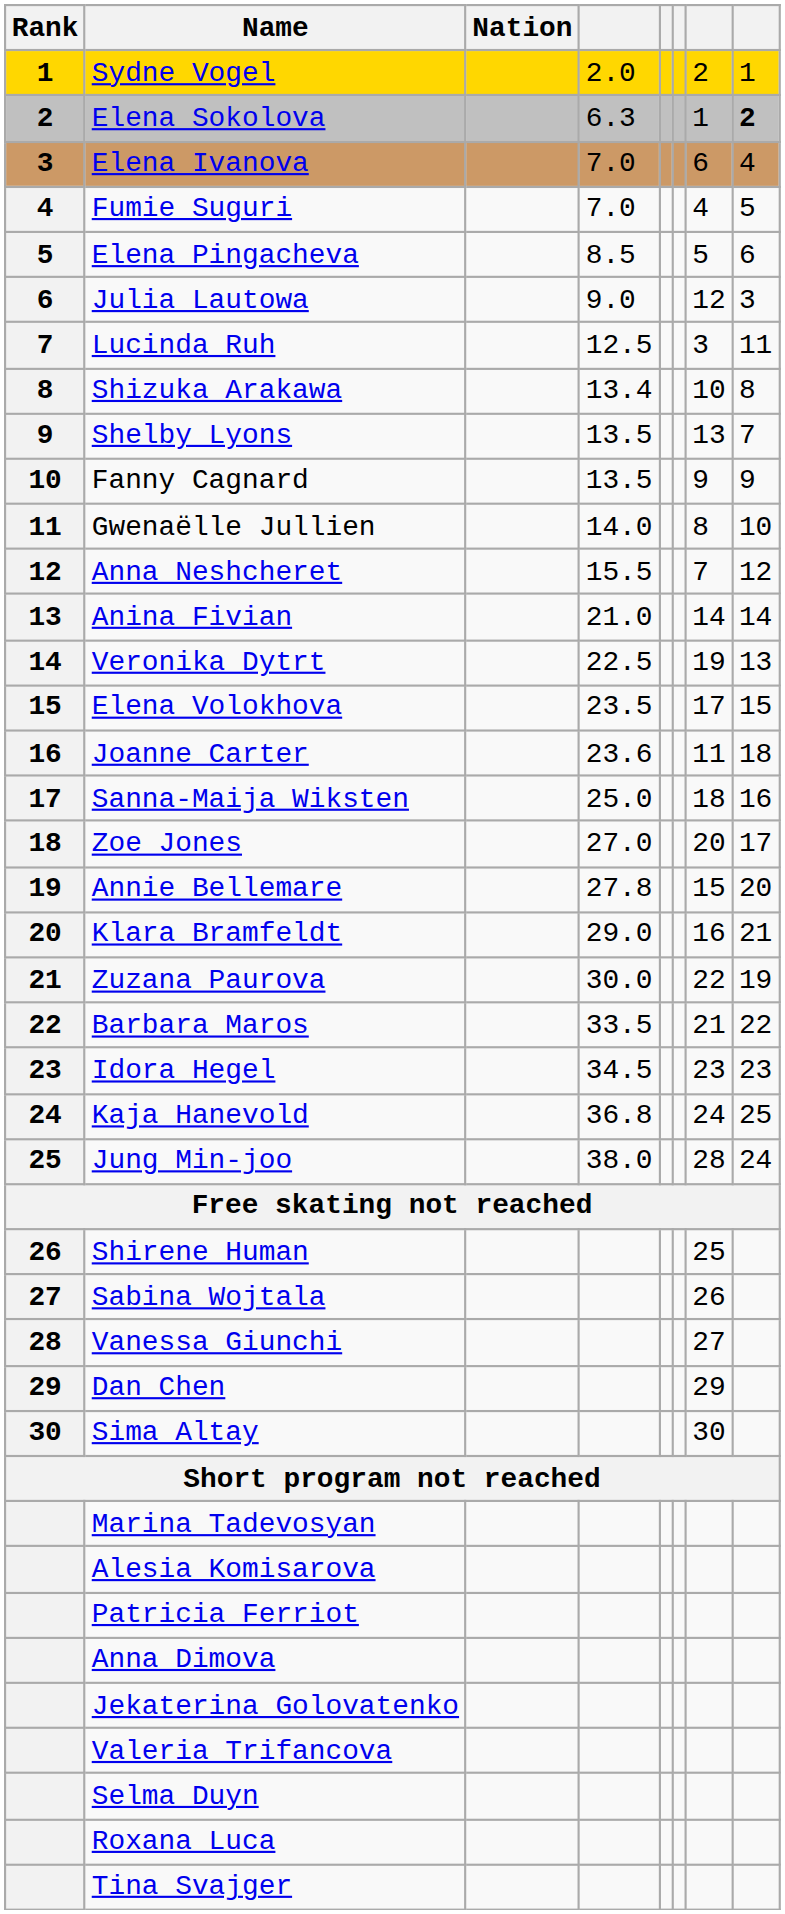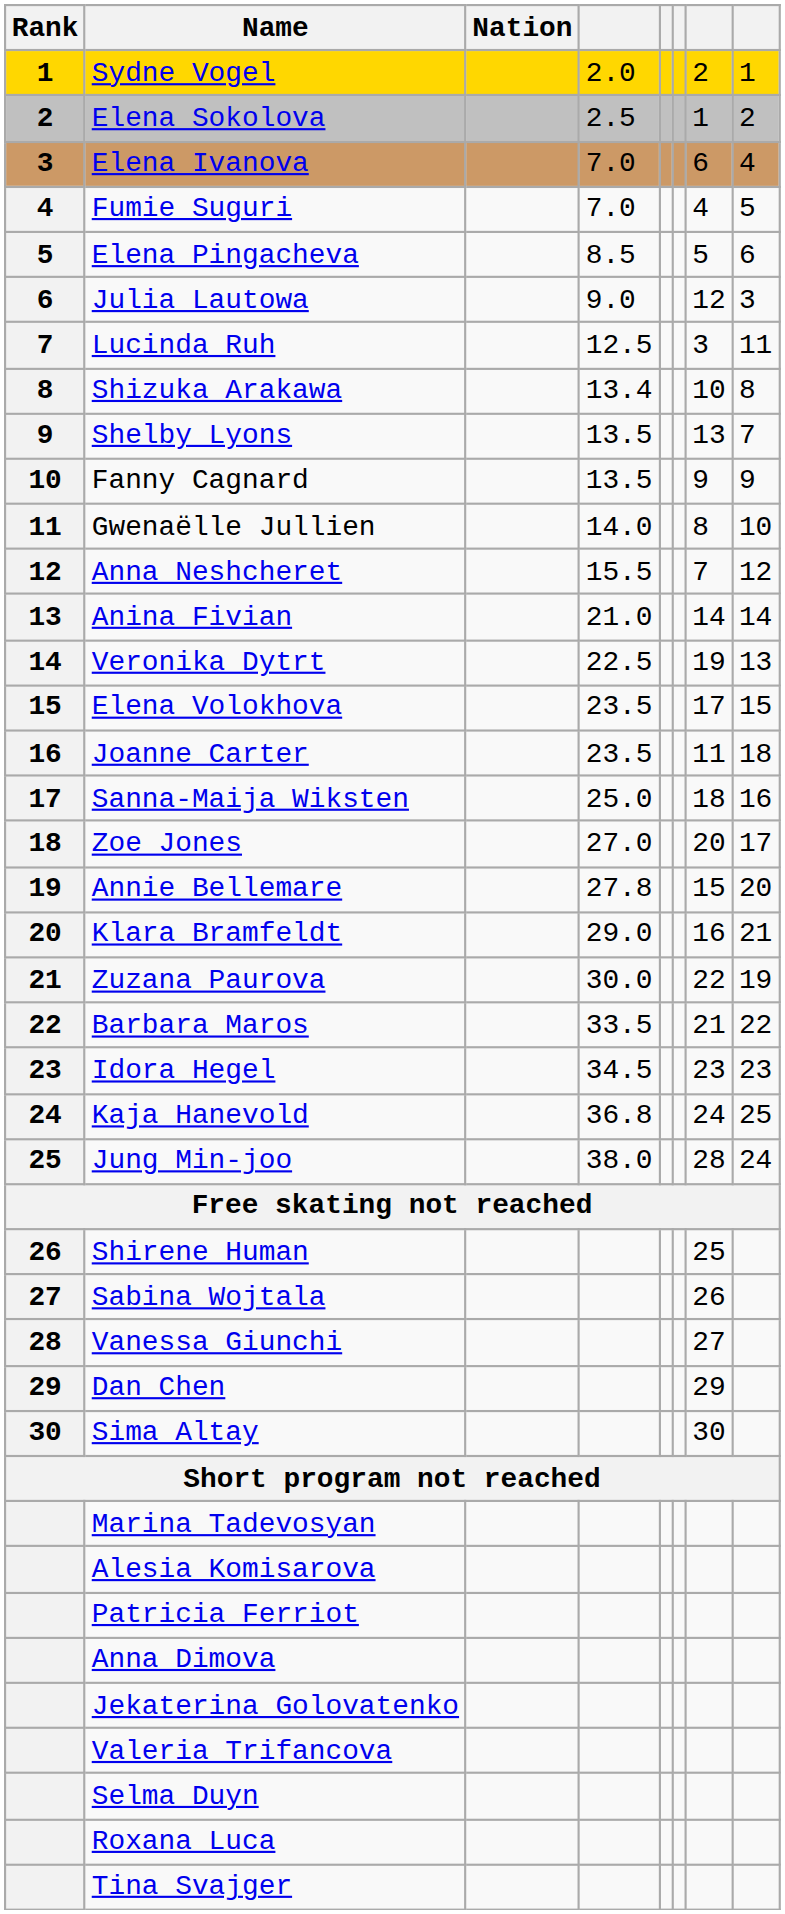(611, 118) 6.3 -> (611, 118) 2.5
(747, 118) bold -> (747, 118) normal
(619, 753) 23.6 -> (619, 753) 23.5
